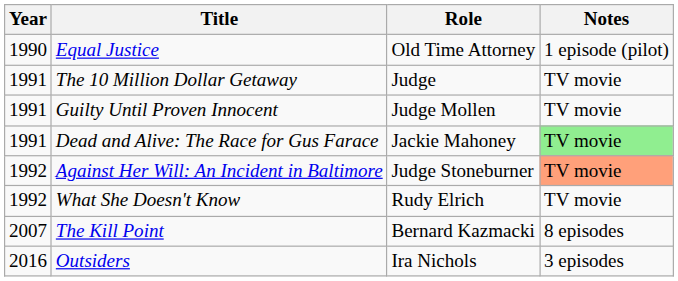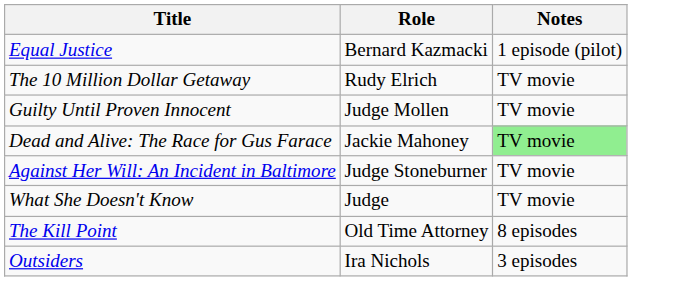- column: (28, 19)
(463, 49) Old Time Attorney -> (416, 49) Bernard Kazmacki
(414, 79) Judge -> (391, 79) Rudy Elrich
(583, 170) lightsalmon background -> (536, 170) no background
(438, 200) Rudy Elrich -> (367, 200) Judge
(463, 230) Bernard Kazmacki -> (417, 230) Old Time Attorney
